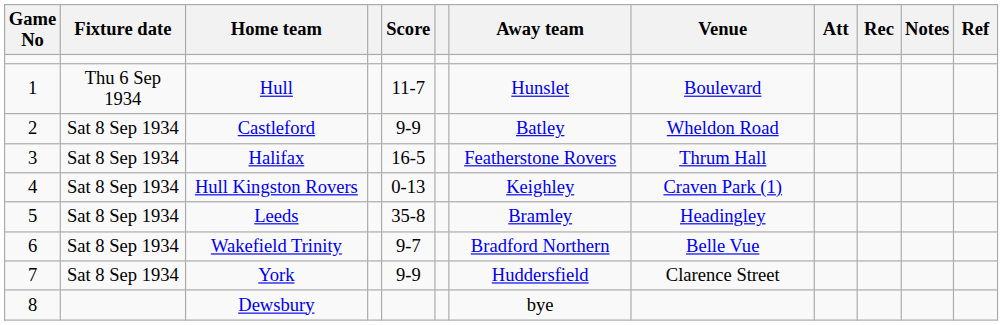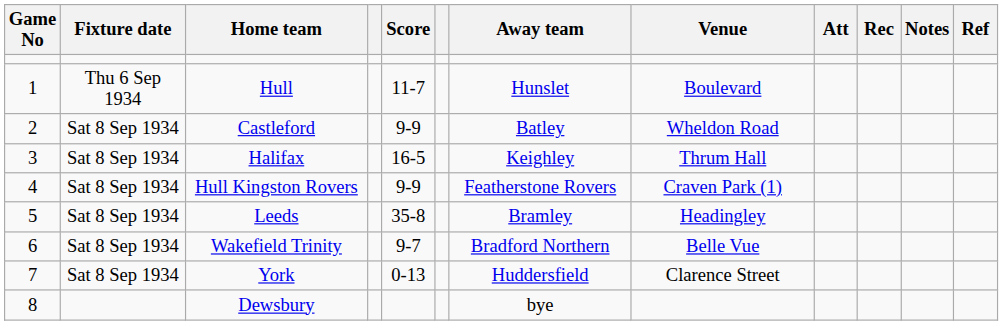(540, 157) Featherstone Rovers -> (540, 157) Keighley
(408, 187) 0-13 -> (408, 187) 9-9
(540, 187) Keighley -> (540, 187) Featherstone Rovers
(408, 275) 9-9 -> (408, 275) 0-13
